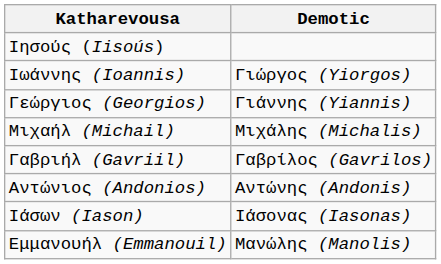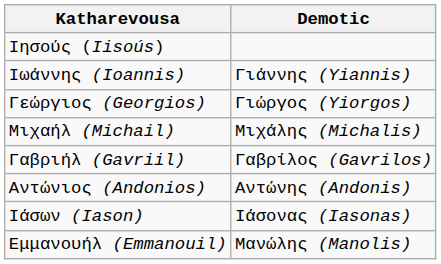(323, 75) Γιώργος (Yiorgos) -> (323, 75) Γιάννης (Yiannis)
(323, 103) Γιάννης (Yiannis) -> (323, 103) Γιώργος (Yiorgos)
